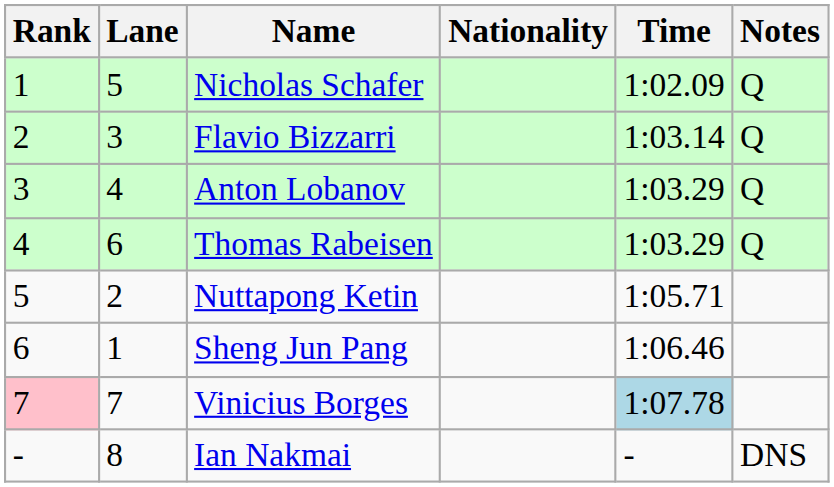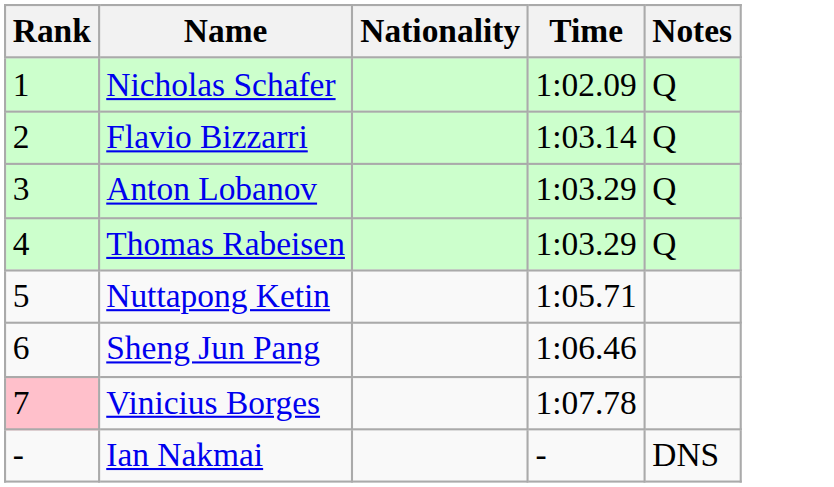- column: (142, 31)
(674, 402) lightblue background -> (586, 402) no background
